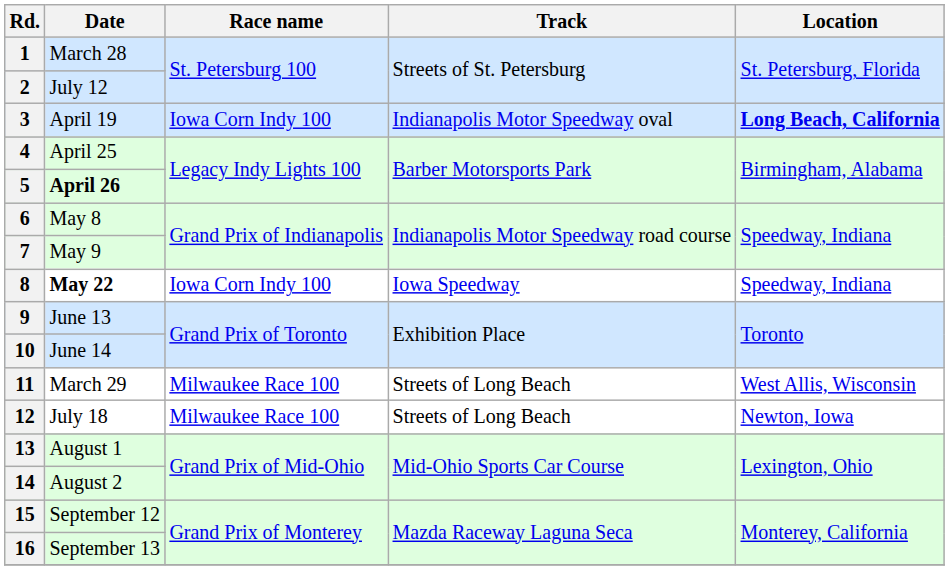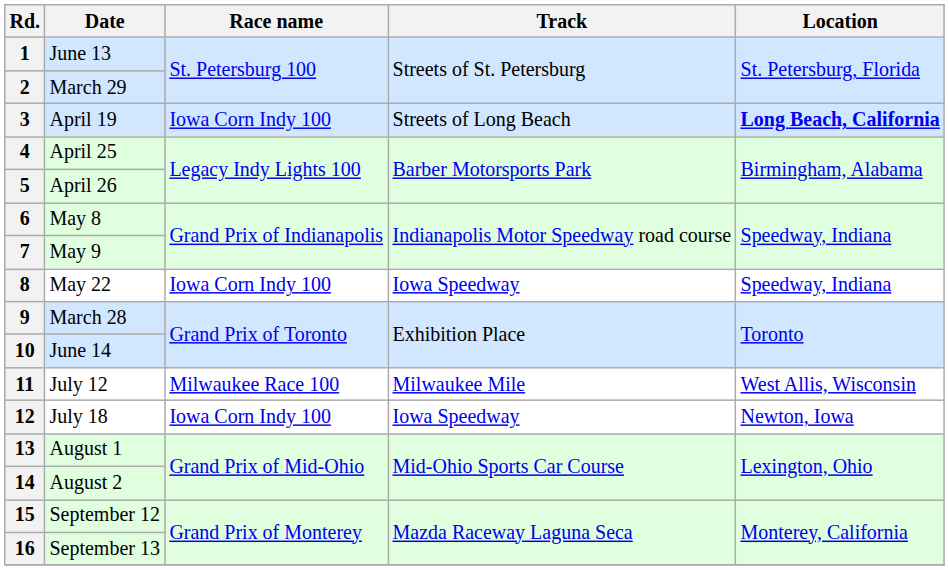(88, 53) March 28 -> (80, 53) June 13
(79, 86) July 12 -> (88, 86) March 29
(533, 119) Indianapolis Motor Speedway oval -> (482, 119) Streets of Long Beach
(85, 185) bold -> (83, 185) normal
(81, 284) bold -> (80, 284) normal
(80, 317) June 13 -> (88, 317) March 28
(88, 383) March 29 -> (79, 383) July 12
(482, 383) Streets of Long Beach -> (459, 383) Milwaukee Mile
(254, 416) Milwaukee Race 100 -> (250, 416) Iowa Corn Indy 100
(482, 416) Streets of Long Beach -> (456, 416) Iowa Speedway
